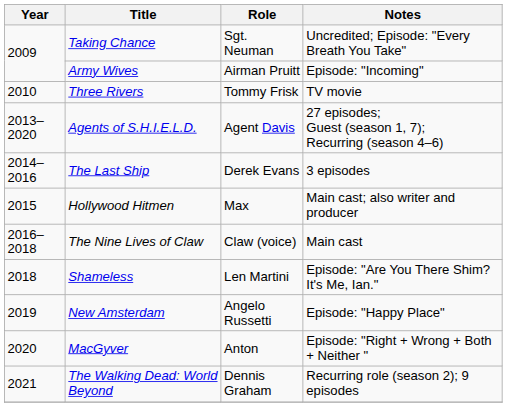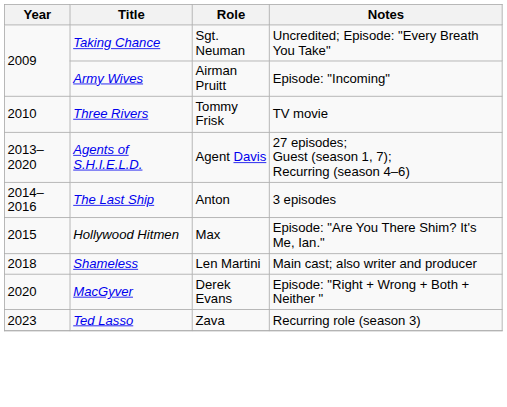(262, 170) Derek Evans -> (213, 200) Anton
(381, 206) Main cast; also writer and producer -> (375, 235) Episode: "Are You There Shim? It's Me, Ian."
- row: (136, 241)
(398, 277) Episode: "Are You There Shim? It's Me, Ian." -> (375, 263) Main cast; also writer and producer
- row: (117, 312)
(241, 348) Anton -> (214, 292) Derek Evans
- row: (143, 384)
+ row: (103, 320)
